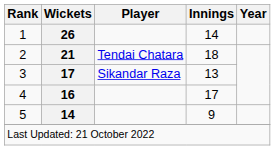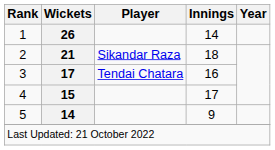(140, 54) Tendai Chatara -> (139, 54) Sikandar Raza
(139, 74) Sikandar Raza -> (140, 74) Tendai Chatara
(212, 74) 13 -> (212, 74) 16
(68, 94) 16 -> (68, 94) 15
